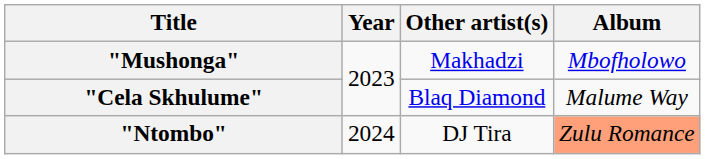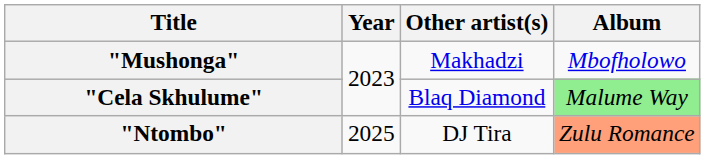(627, 97) no background -> (627, 97) lightgreen background
(371, 134) 2024 -> (371, 134) 2025
